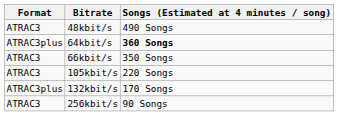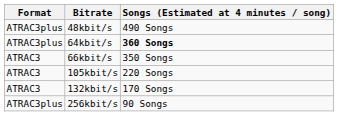(23, 27) ATRAC3 -> (35, 27) ATRAC3plus
(35, 88) ATRAC3plus -> (23, 88) ATRAC3
(23, 104) ATRAC3 -> (35, 104) ATRAC3plus
